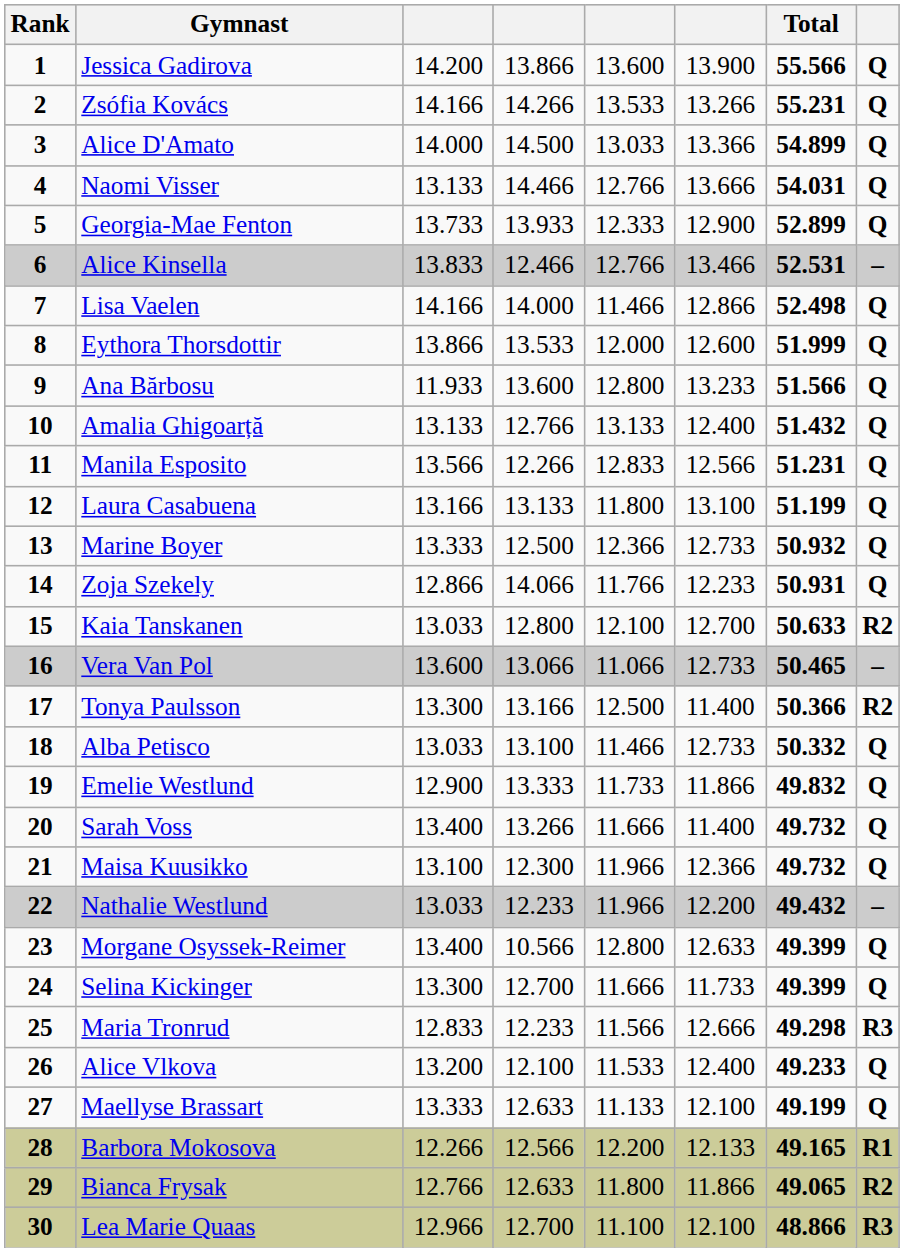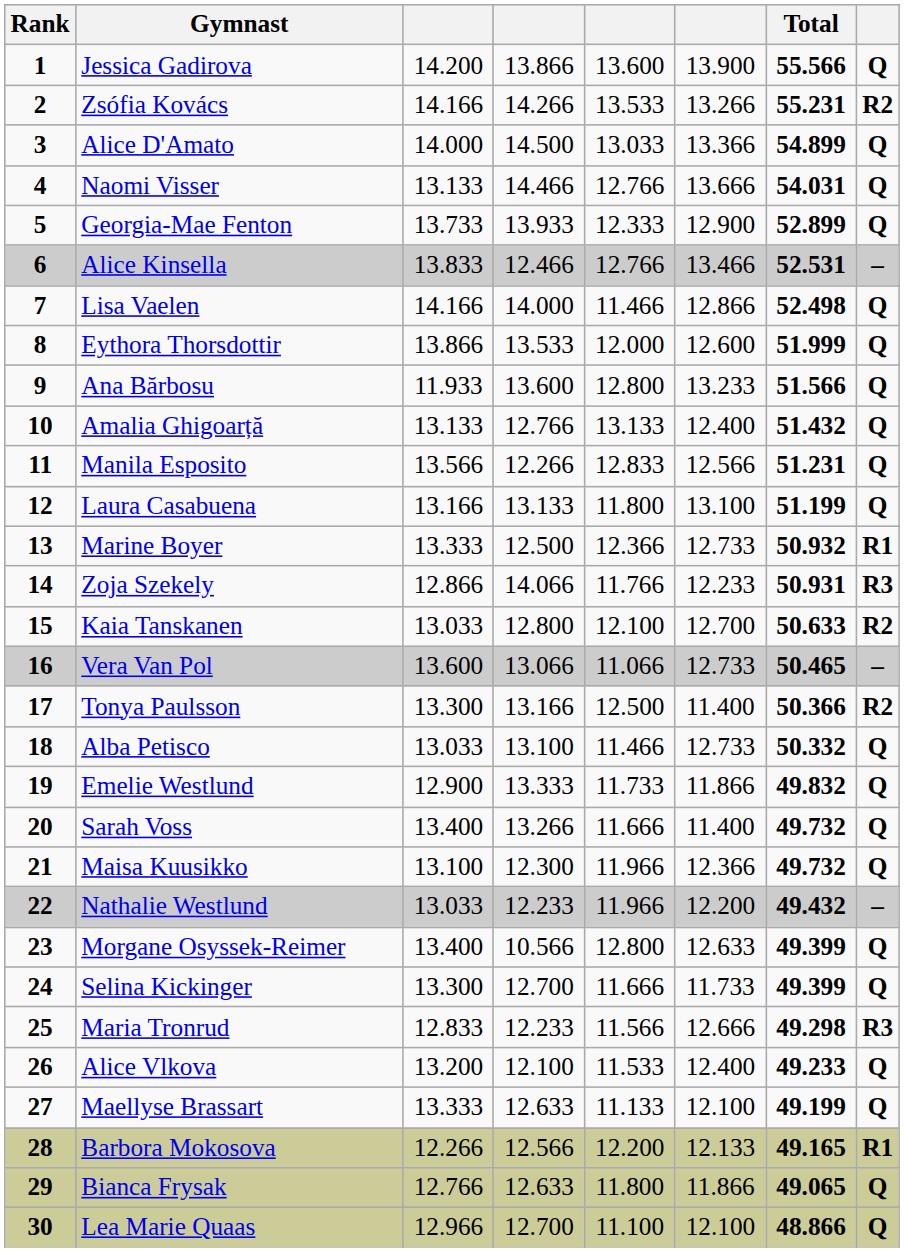(878, 104) Q -> (878, 104) R2
(878, 545) Q -> (878, 545) R1
(878, 585) Q -> (878, 585) R3
(878, 1187) R2 -> (878, 1187) Q
(878, 1227) R3 -> (878, 1227) Q
